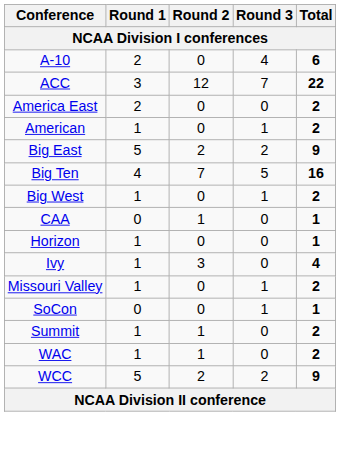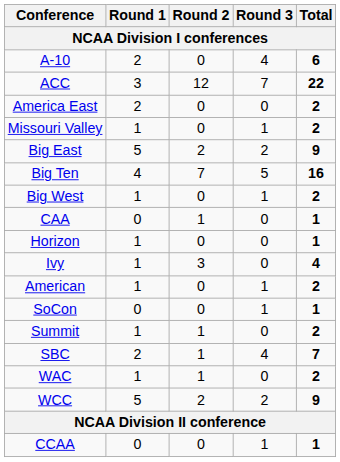rows swapped: (55, 128) <-> (55, 286)
+ row: (55, 354)
+ row: (55, 444)
